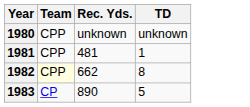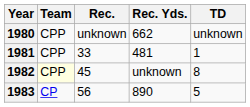+ column: (102, 14)
(102, 33) unknown -> (143, 33) 662
(88, 72) 662 -> (157, 72) unknown
